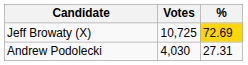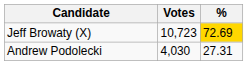(179, 32) 10,725 -> (179, 32) 10,723
